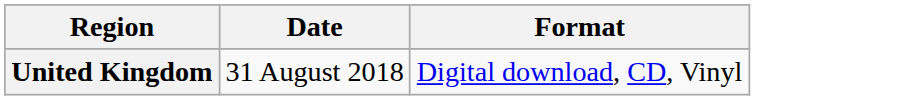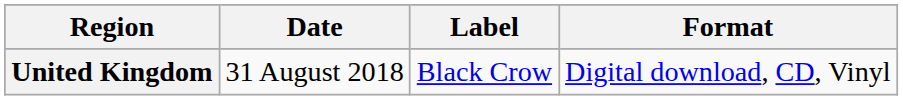+ column: (484, 26)
